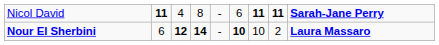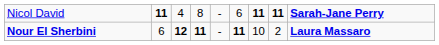(200, 31) 14 -> (200, 31) 11
(239, 31) 10 -> (239, 31) 11
